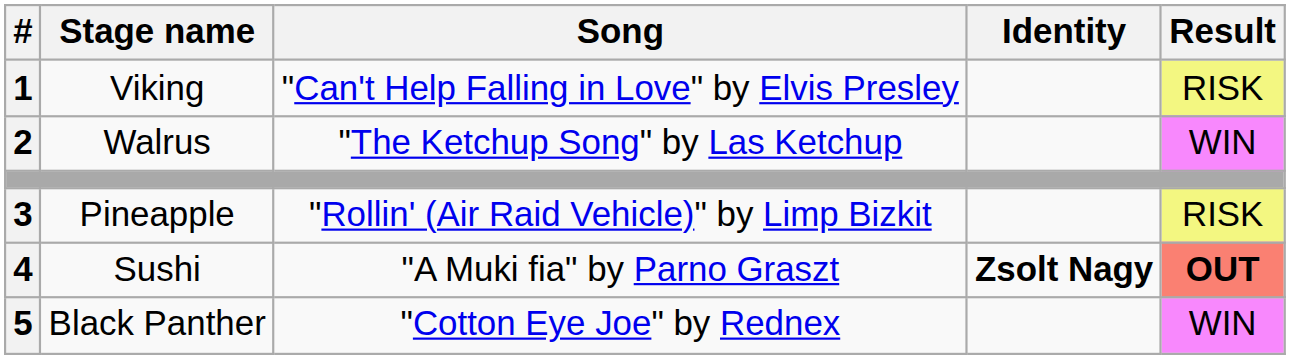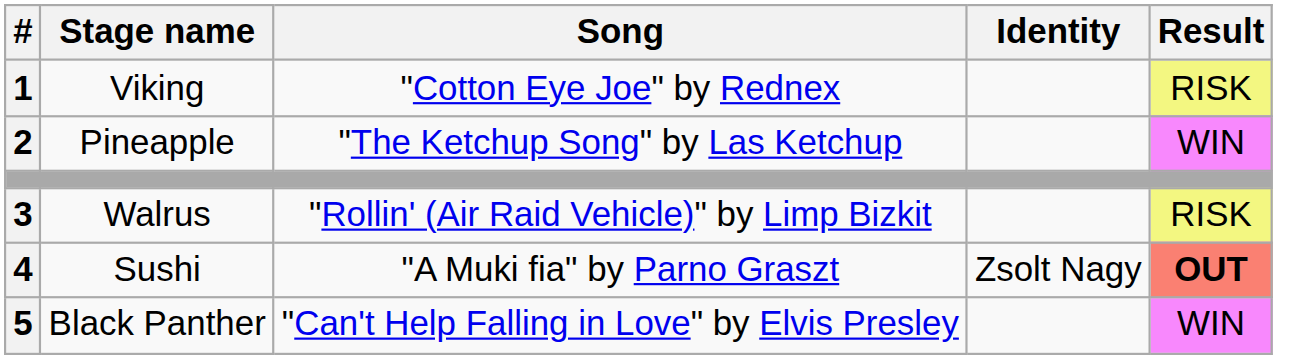(620, 87) "Can't Help Falling in Love" by Elvis Presley -> (620, 87) "Cotton Eye Joe" by Rednex
(157, 142) Walrus -> (157, 142) Pineapple
(157, 214) Pineapple -> (157, 214) Walrus
(1064, 269) bold -> (1058, 269) normal
(620, 324) "Cotton Eye Joe" by Rednex -> (620, 324) "Can't Help Falling in Love" by Elvis Presley
